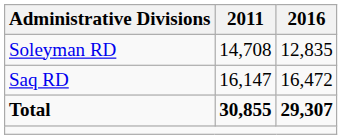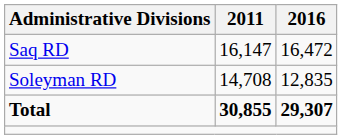rows swapped: (39, 79) <-> (63, 49)
